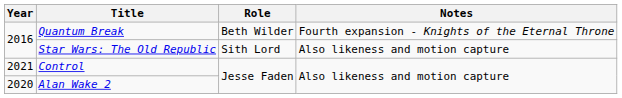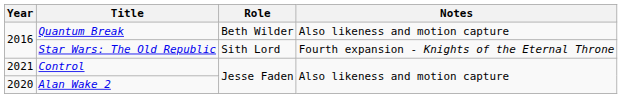(457, 31) Fourth expansion - Knights of the Eternal Throne -> (404, 31) Also likeness and motion capture
(404, 49) Also likeness and motion capture -> (457, 49) Fourth expansion - Knights of the Eternal Throne
